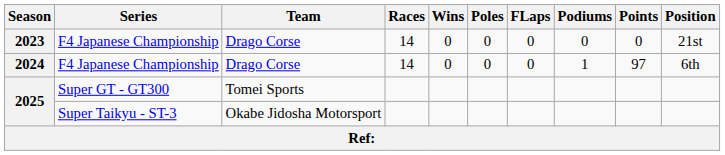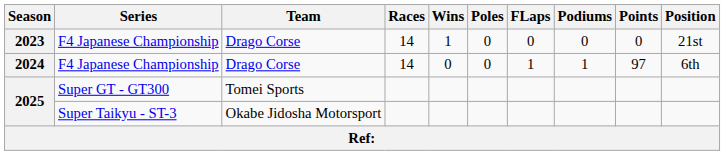(448, 41) 0 -> (448, 41) 1
(531, 65) 0 -> (531, 65) 1
